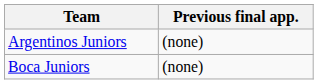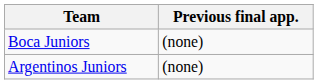rows swapped: (49, 66) <-> (67, 41)
